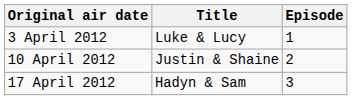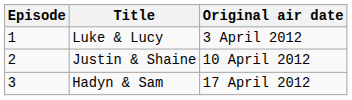columns swapped: (315, 16) <-> (78, 16)
